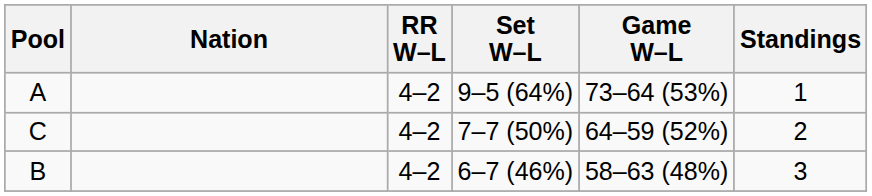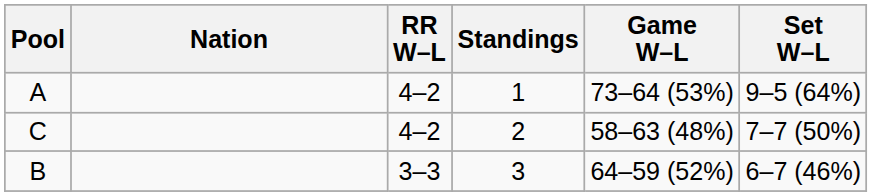columns swapped: (515, 39) <-> (801, 39)
(657, 132) 64–59 (52%) -> (662, 132) 58–63 (48%)
(419, 172) 4–2 -> (419, 172) 3–3
(657, 172) 58–63 (48%) -> (662, 172) 64–59 (52%)
